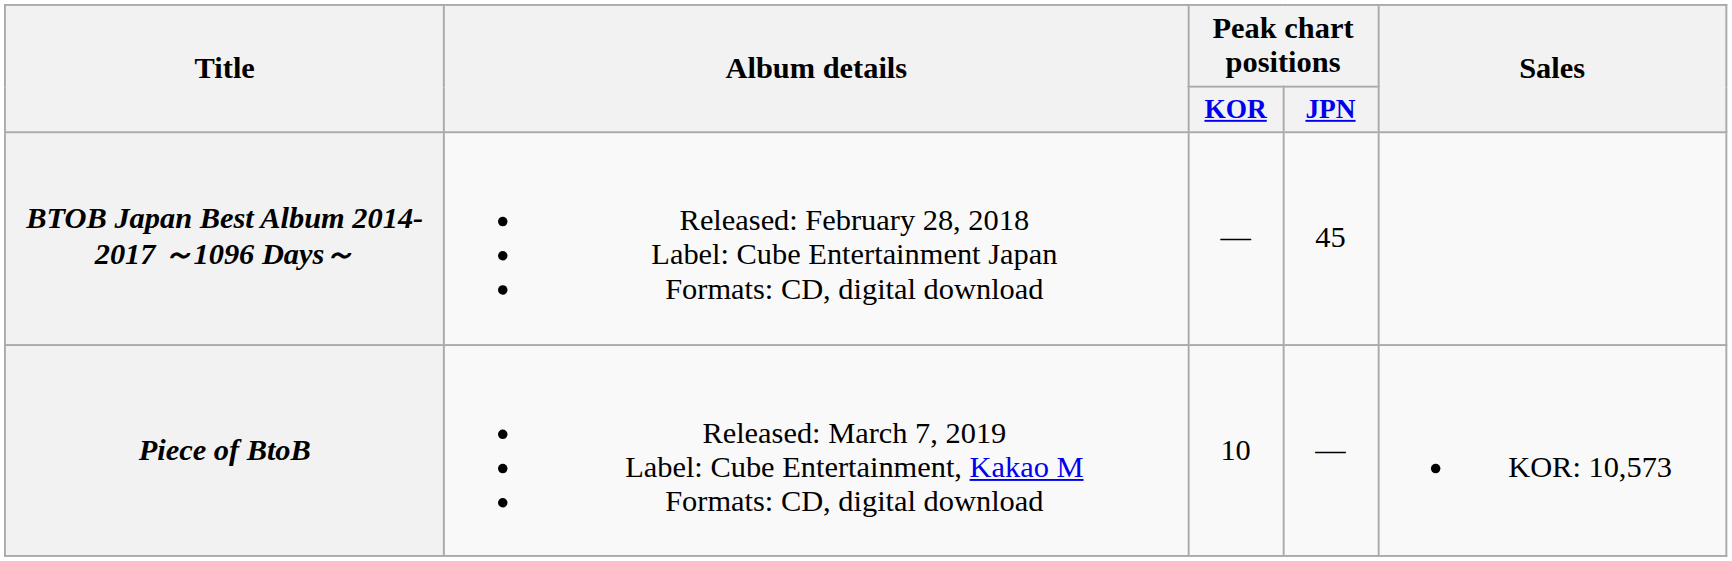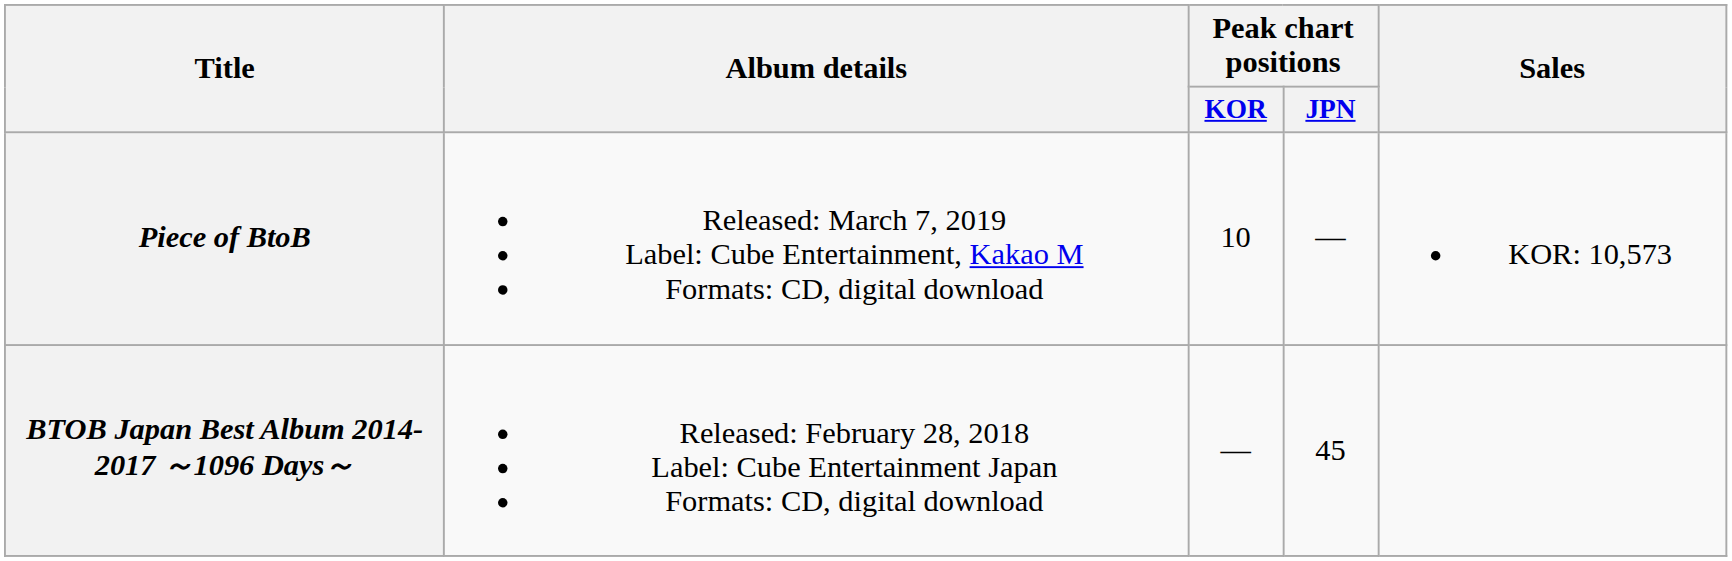rows swapped: (225, 235) <-> (225, 449)
